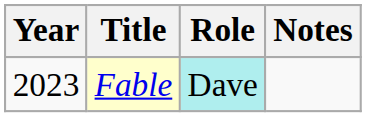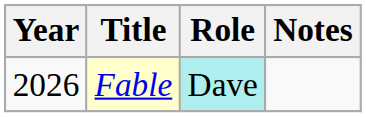(46, 83) 2023 -> (46, 83) 2026
